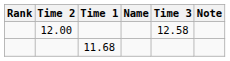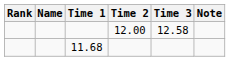columns swapped: (136, 13) <-> (56, 13)
